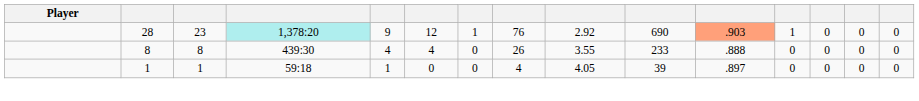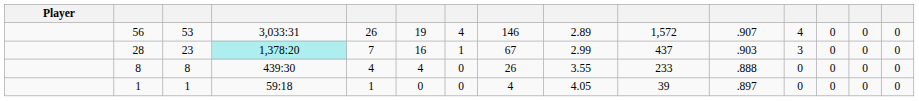+ row: (138, 31)
(388, 31) 9 -> (371, 50) 7
(431, 31) 12 -> (420, 50) 16
(519, 31) 76 -> (510, 50) 67
(585, 31) 2.92 -> (581, 50) 2.99
(660, 31) 690 -> (664, 50) 437
(735, 31) lightsalmon background -> (747, 50) no background
(792, 31) 1 -> (800, 50) 3
